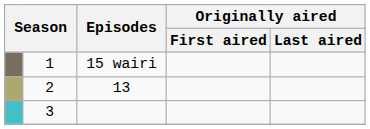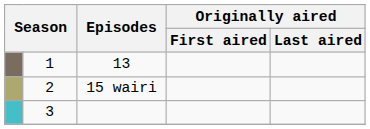(122, 64) 15 wairi -> (122, 64) 13
(122, 88) 13 -> (122, 88) 15 wairi
